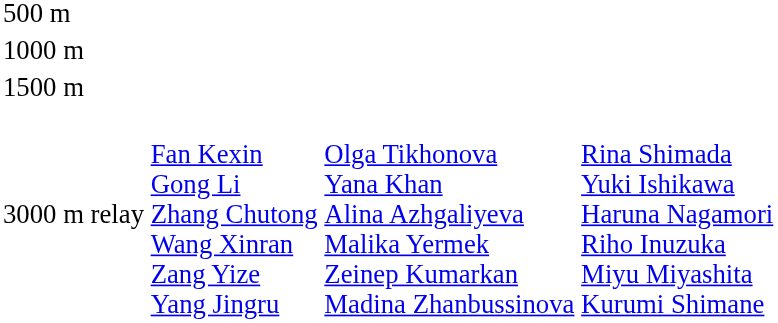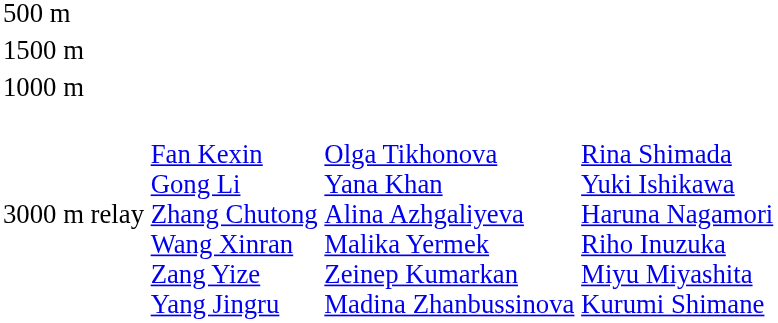rows swapped: (43, 50) <-> (43, 87)
